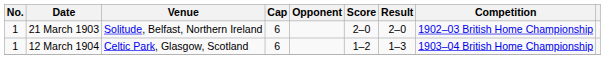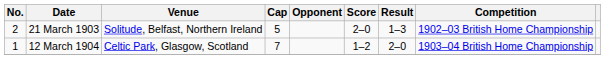(15, 29) 1 -> (15, 29) 2
(277, 29) 6 -> (277, 29) 5
(397, 29) 2–0 -> (397, 29) 1–3
(277, 46) 6 -> (277, 46) 7
(397, 46) 1–3 -> (397, 46) 2–0
